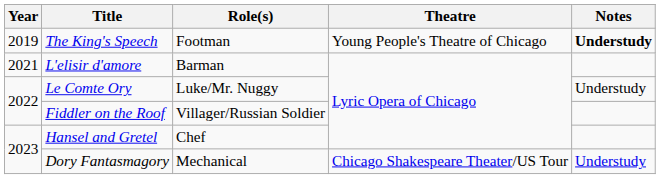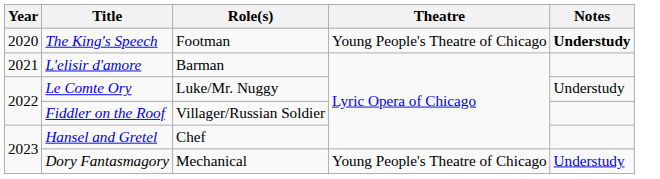(23, 40) 2019 -> (23, 40) 2020
(450, 161) Chicago Shakespeare Theater/US Tour -> (439, 161) Young People's Theatre of Chicago
